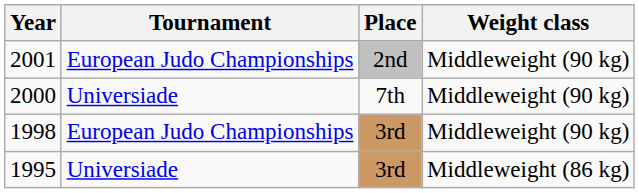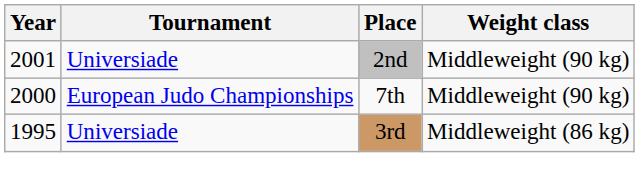(210, 59) European Judo Championships -> (122, 59) Universiade
(122, 95) Universiade -> (210, 95) European Judo Championships
- row: (33, 132)
